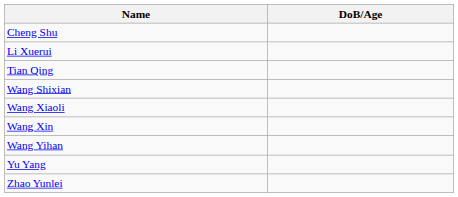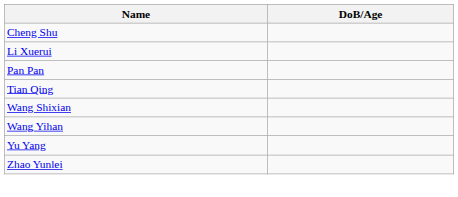+ row: (26, 70)
- row: (36, 108)
- row: (30, 126)
